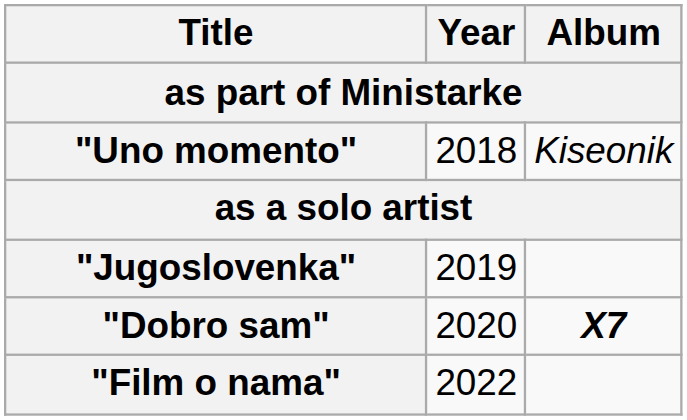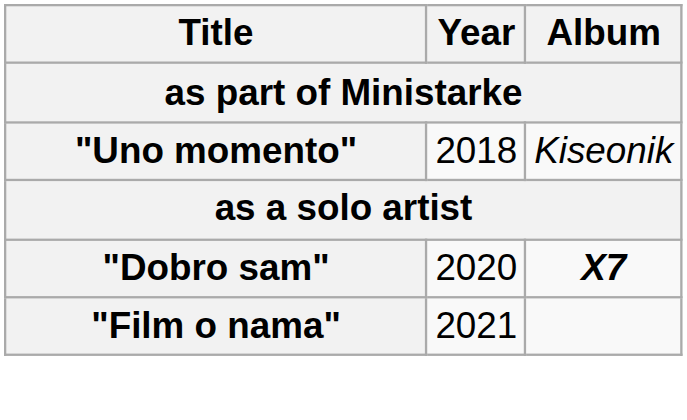- row: (216, 267)
(476, 383) 2022 -> (476, 325) 2021
